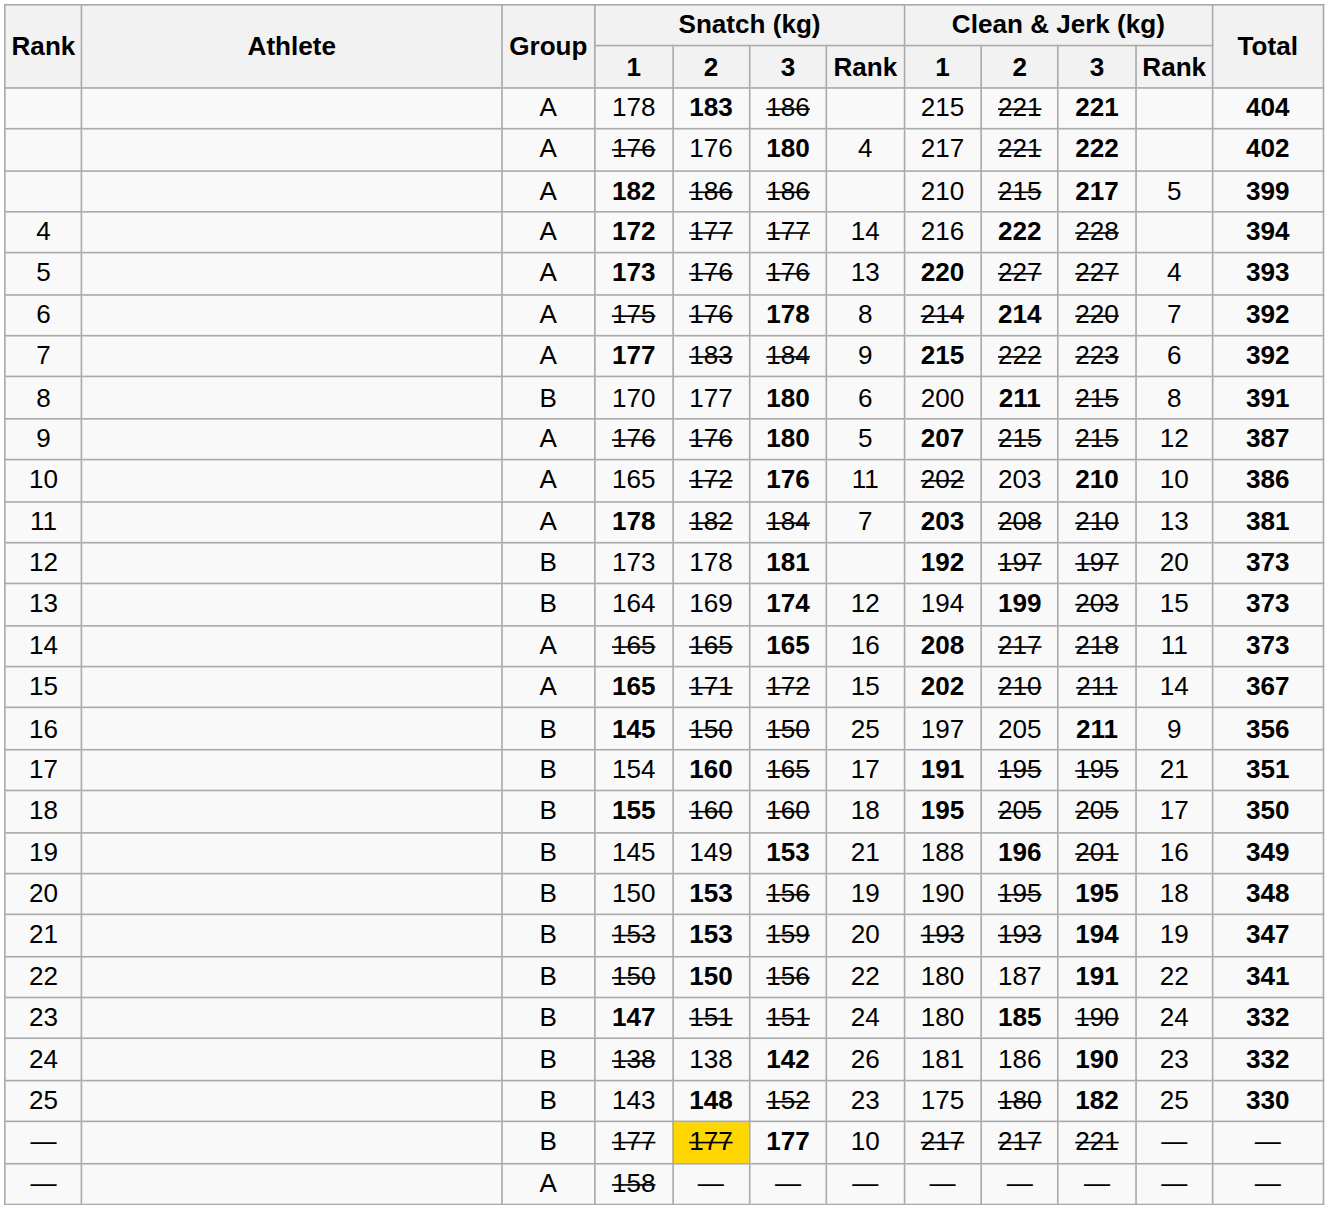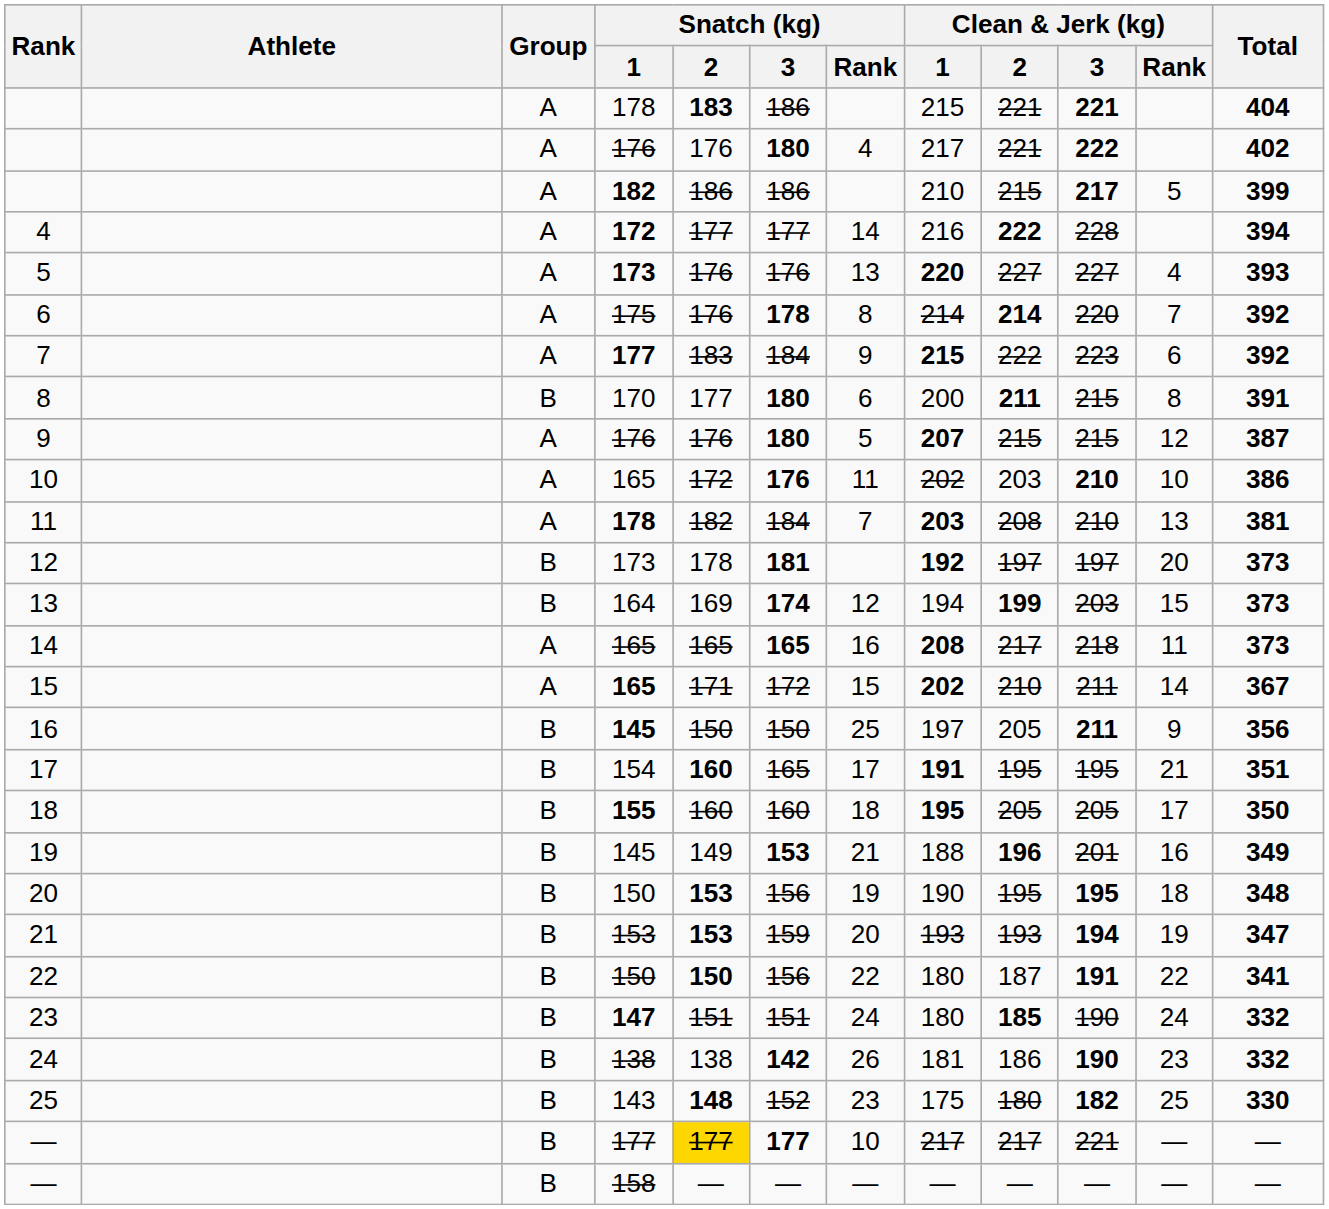(548, 1183) A -> (548, 1183) B
